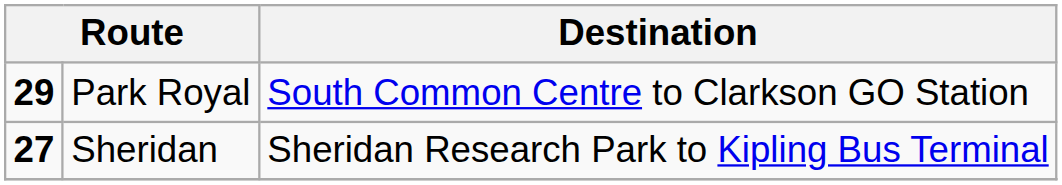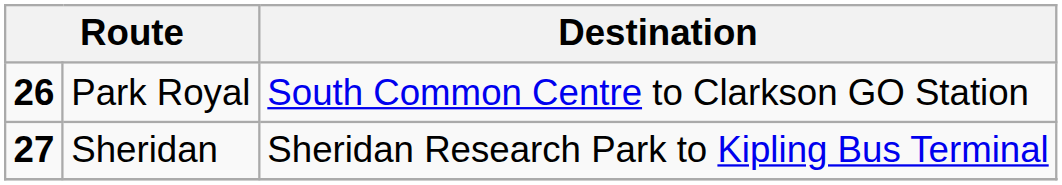(34, 91) 29 -> (34, 91) 26
